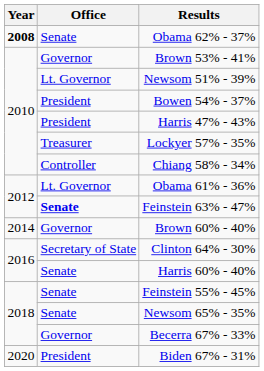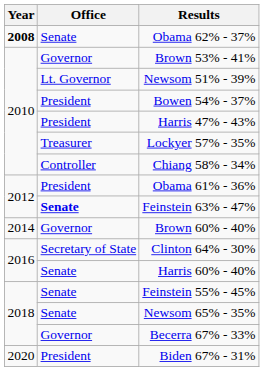(76, 185) Lt. Governor -> (66, 185) President
